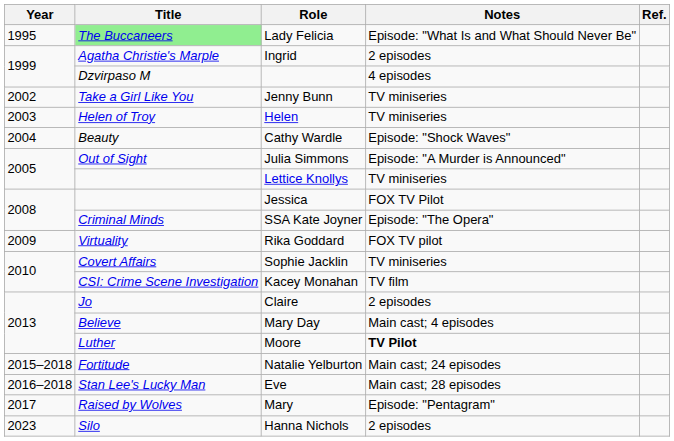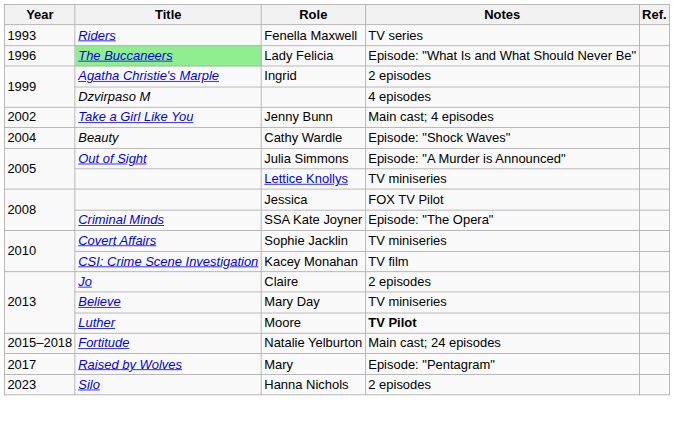+ row: (311, 35)
(22, 35) 1995 -> (22, 55) 1996
(408, 96) TV miniseries -> (431, 117) Main cast; 4 episodes
- row: (281, 117)
- row: (304, 240)
(431, 323) Main cast; 4 episodes -> (408, 302) TV miniseries
- row: (275, 384)
